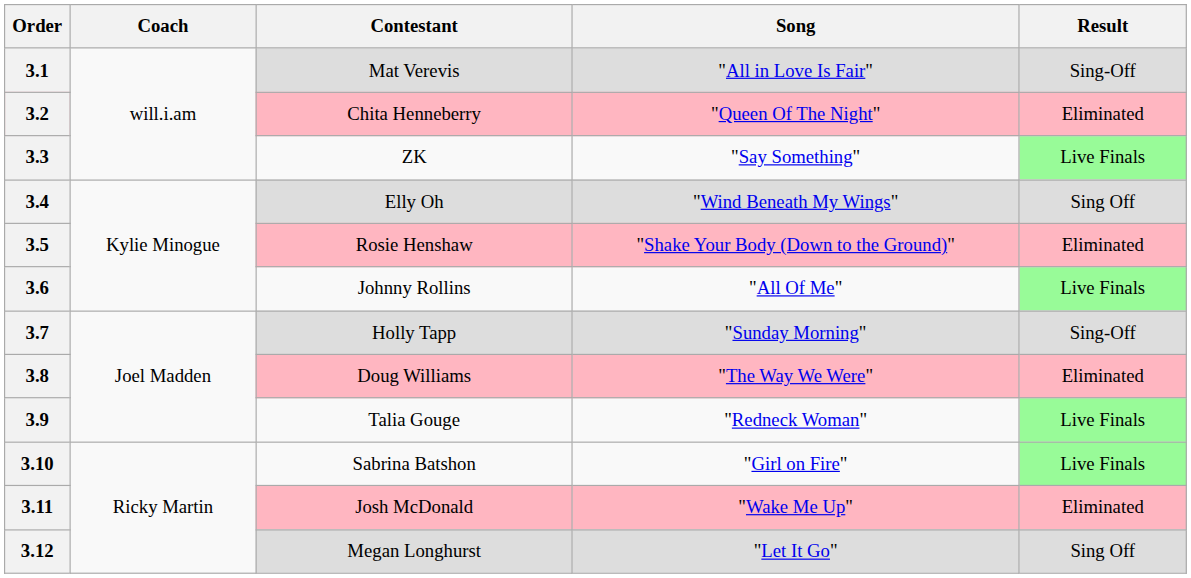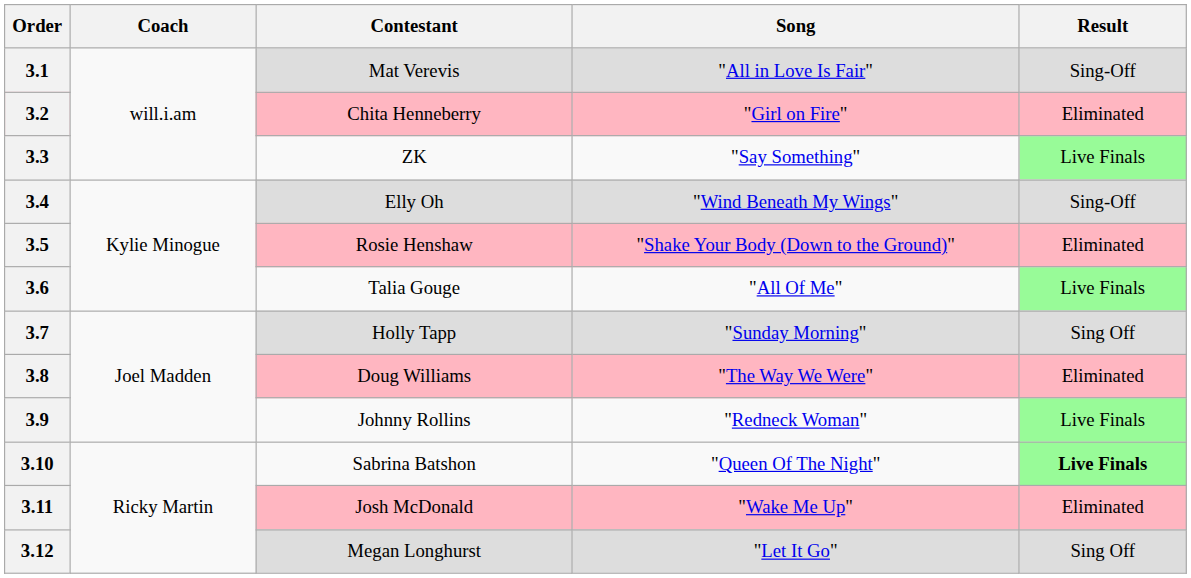(796, 113) "Queen Of The Night" -> (796, 113) "Girl on Fire"
(1103, 201) Sing Off -> (1103, 201) Sing-Off
(414, 288) Johnny Rollins -> (414, 288) Talia Gouge
(1103, 332) Sing-Off -> (1103, 332) Sing Off
(414, 419) Talia Gouge -> (414, 419) Johnny Rollins
(796, 463) "Girl on Fire" -> (796, 463) "Queen Of The Night"
(1103, 463) normal -> (1103, 463) bold
